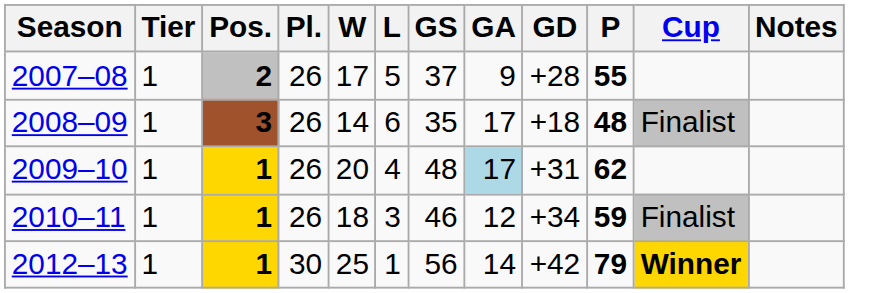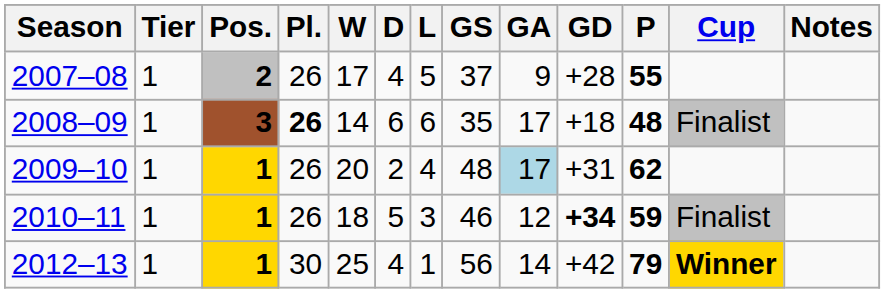+ column: (393, 28)
(306, 122) normal -> (306, 122) bold
(555, 216) normal -> (590, 216) bold
